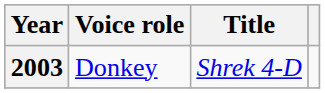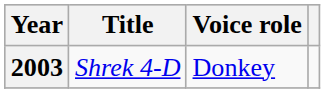columns swapped: (249, 25) <-> (130, 25)
